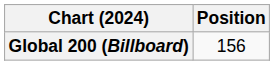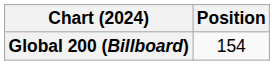(231, 45) 156 -> (231, 45) 154
